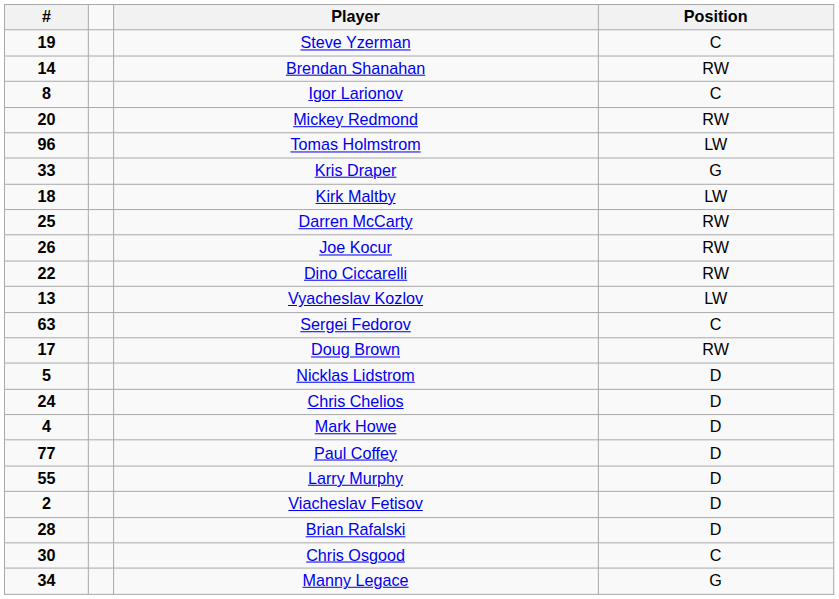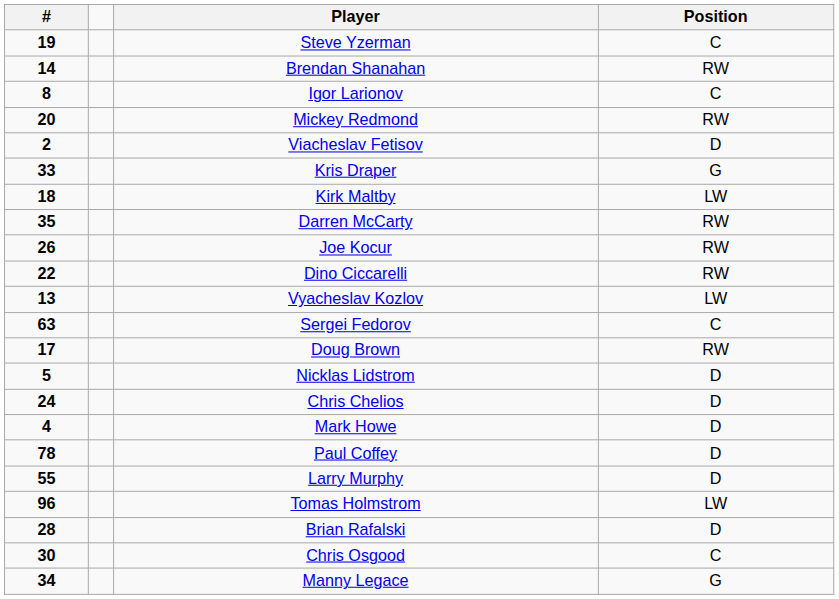rows swapped: (356, 145) <-> (356, 504)
(47, 222) 25 -> (47, 222) 35
(47, 453) 77 -> (47, 453) 78
